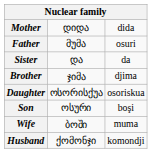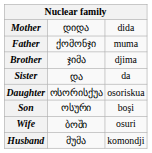(76, 44) მუმა -> (76, 44) ქომონჯი
(126, 44) osuri -> (126, 44) muma
rows swapped: (26, 60) <-> (26, 76)
(126, 124) muma -> (126, 124) osuri
(76, 140) ქომონჯი -> (76, 140) მუმა
